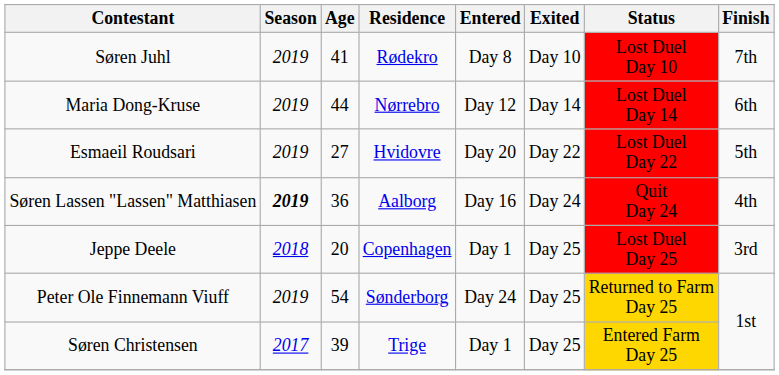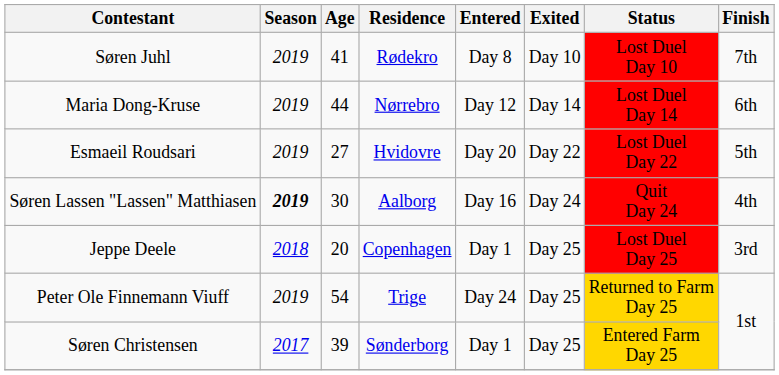(340, 201) 36 -> (340, 201) 30
(407, 297) Sønderborg -> (407, 297) Trige
(407, 345) Trige -> (407, 345) Sønderborg
